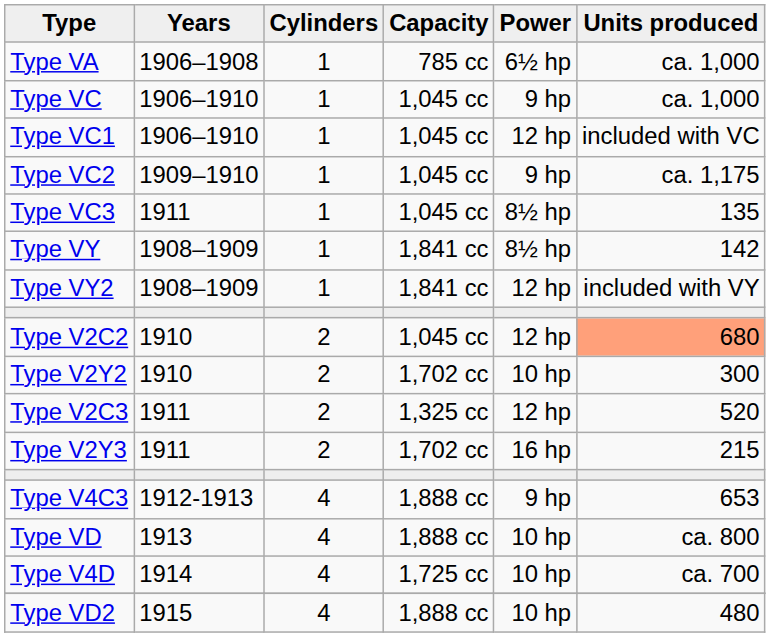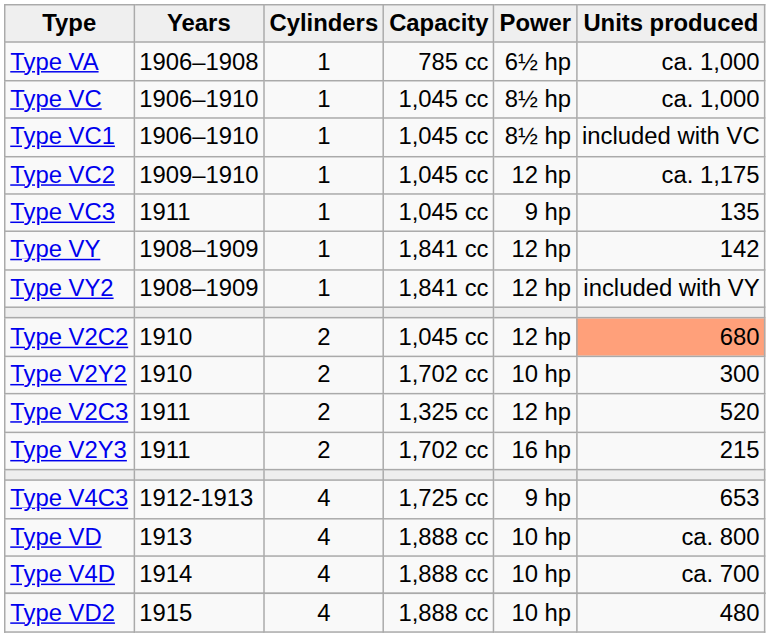(548, 99) 9 hp -> (538, 99) 8½ hp
(541, 136) 12 hp -> (538, 136) 8½ hp
(548, 174) 9 hp -> (541, 174) 12 hp
(538, 212) 8½ hp -> (548, 212) 9 hp
(538, 250) 8½ hp -> (541, 250) 12 hp
(443, 499) 1,888 cc -> (443, 499) 1,725 cc
(443, 574) 1,725 cc -> (443, 574) 1,888 cc
